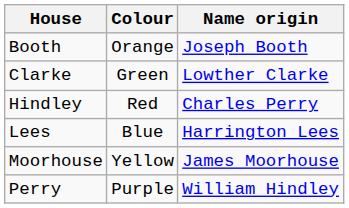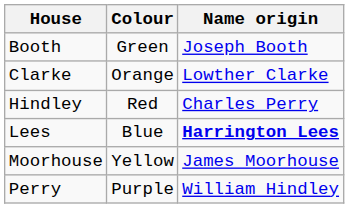(143, 47) Orange -> (143, 47) Green
(143, 76) Green -> (143, 76) Orange
(261, 132) normal -> (261, 132) bold
